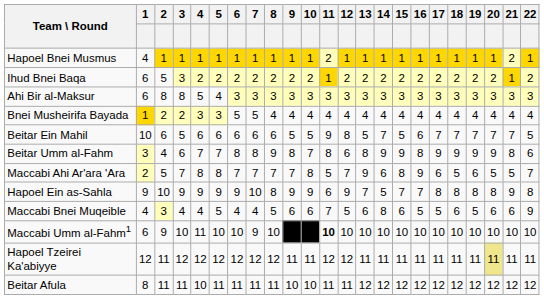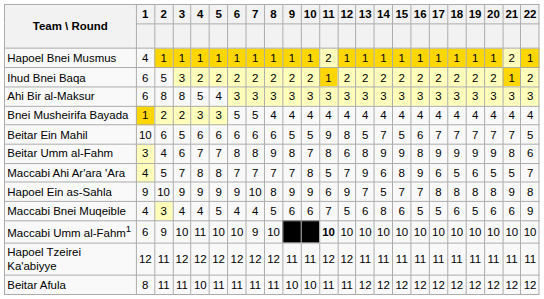(145, 173) 2 -> (145, 173) 4
(493, 259) khaki background -> (493, 259) no background
